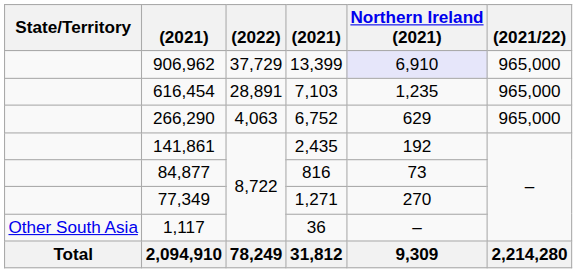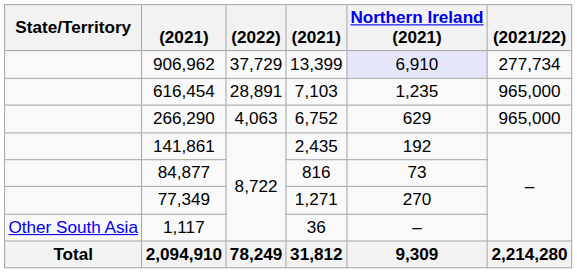(530, 64) 965,000 -> (530, 64) 277,734
